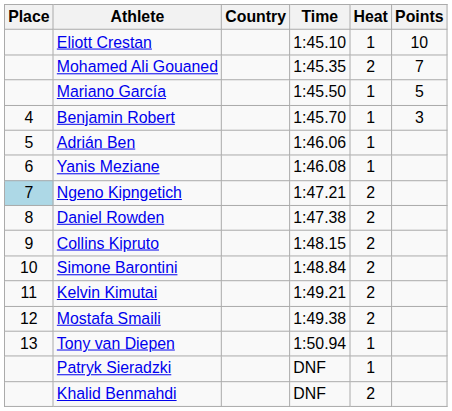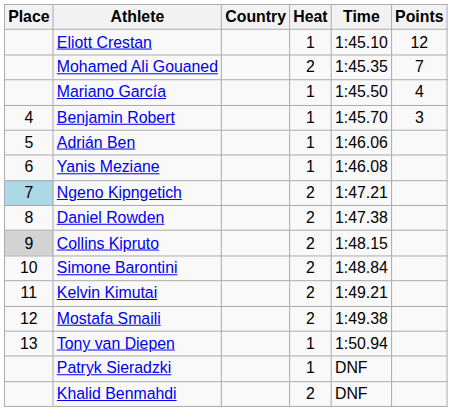columns swapped: (320, 17) <-> (371, 17)
(419, 42) 10 -> (419, 42) 12
(419, 92) 5 -> (419, 92) 4
(29, 243) no background -> (29, 243) lightgrey background
